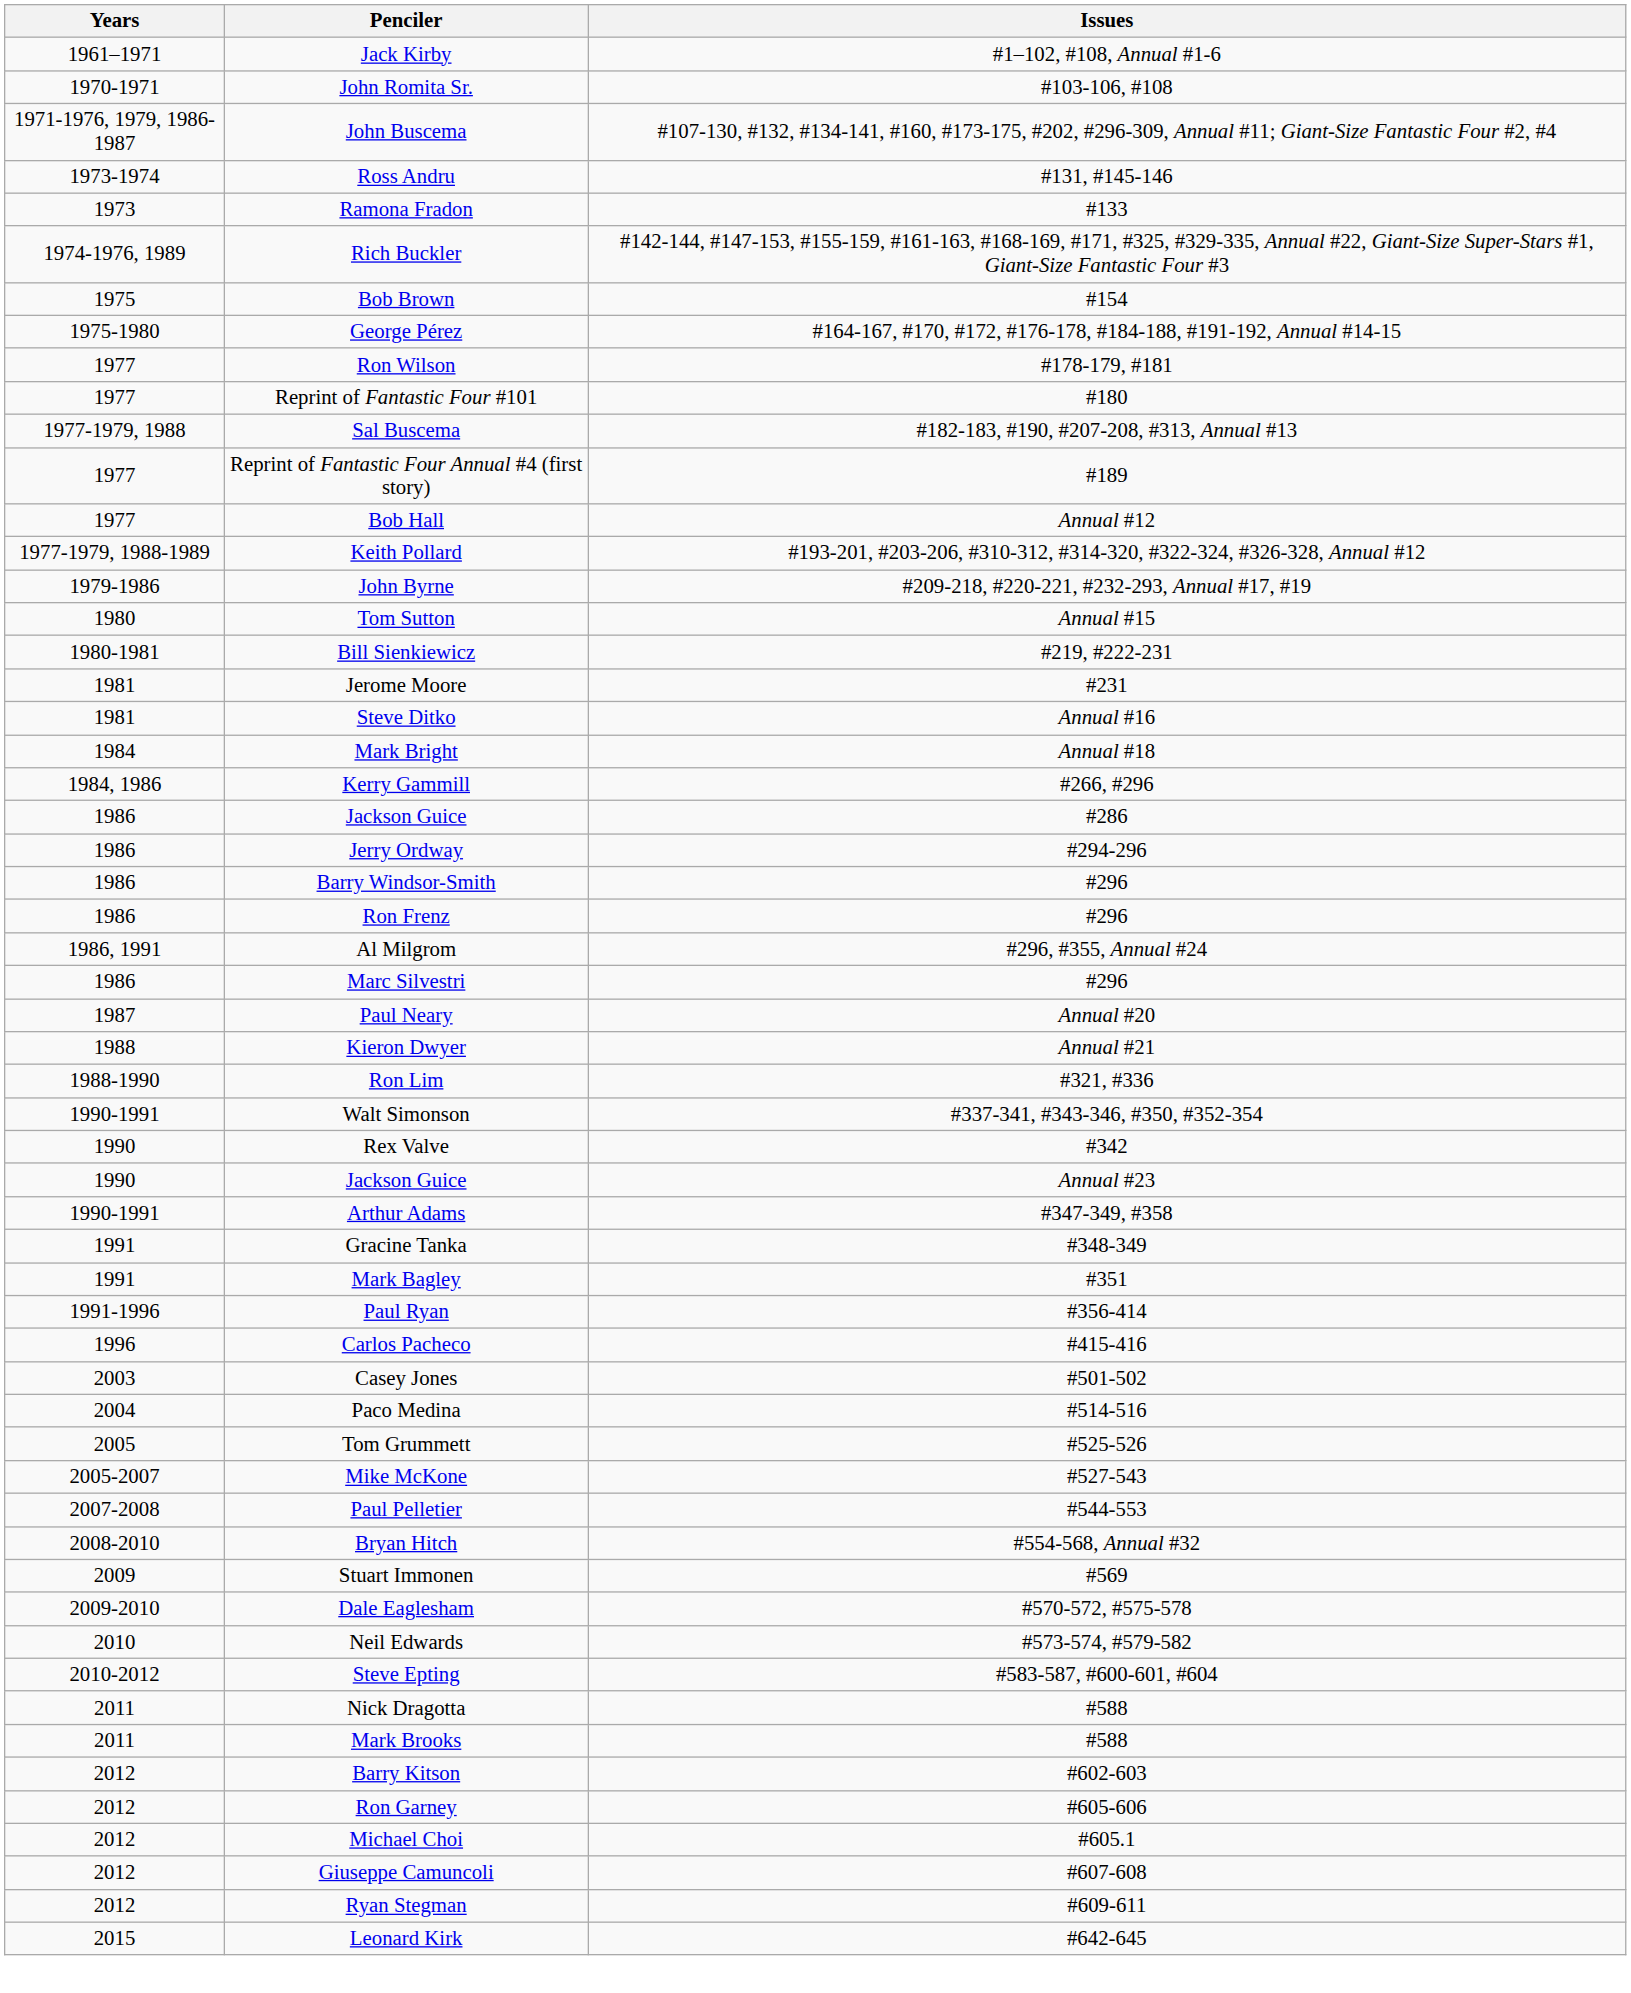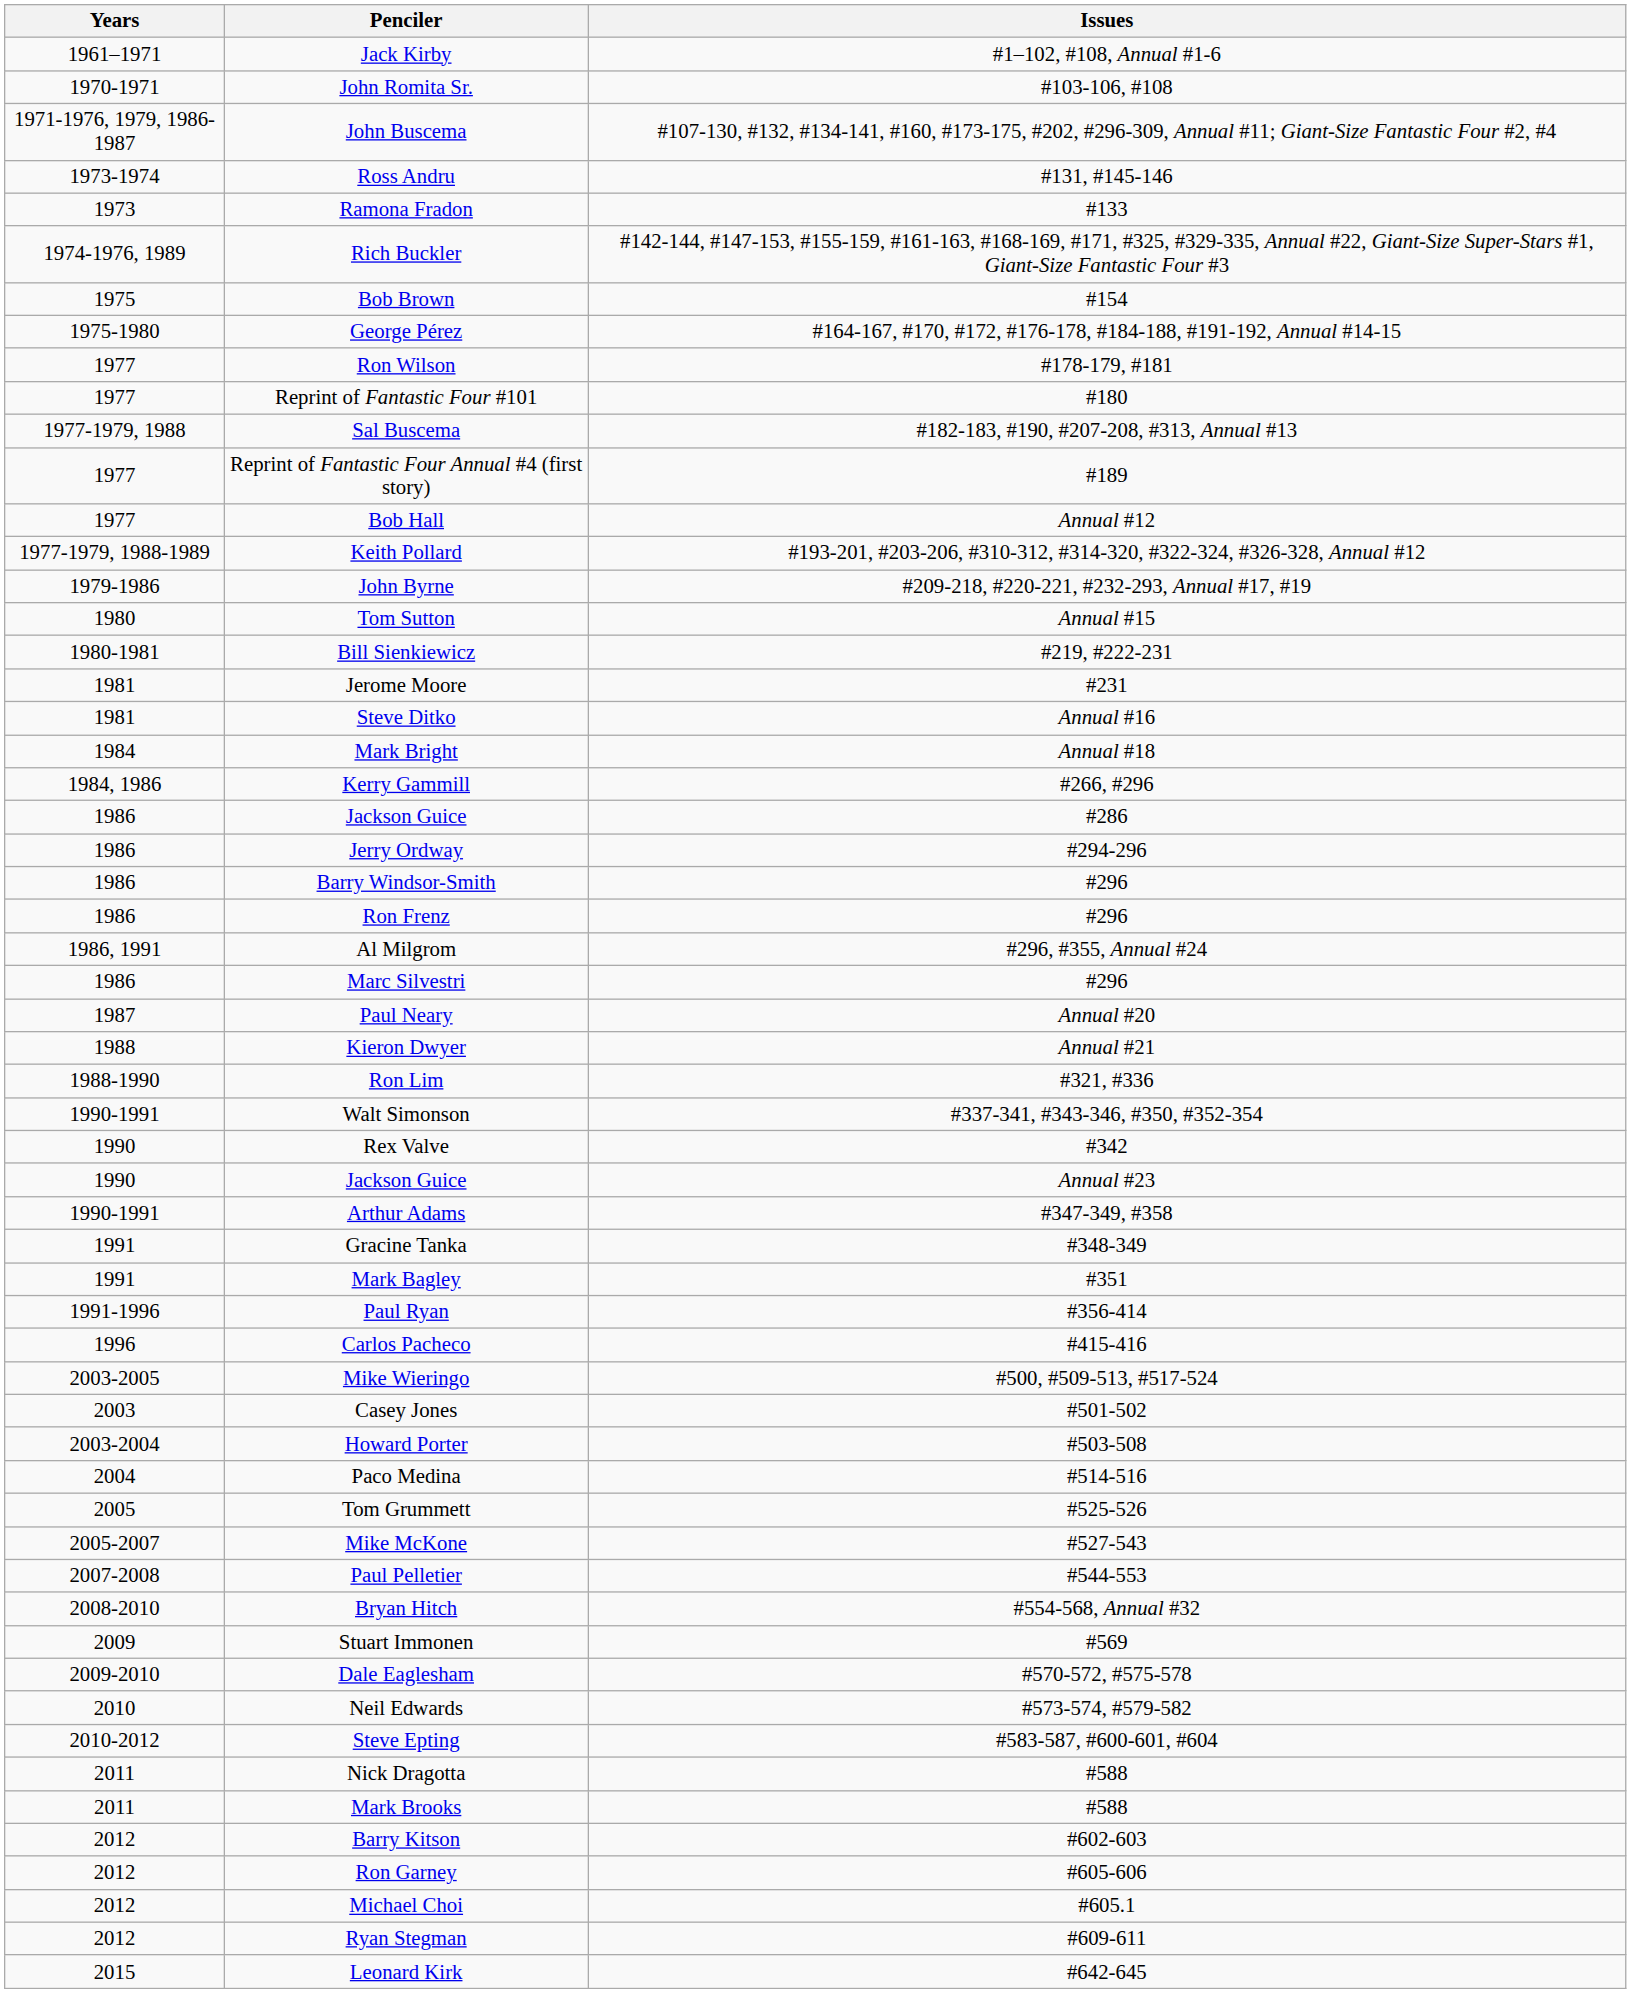+ row: (406, 1377)
+ row: (406, 1443)
- row: (406, 1872)
